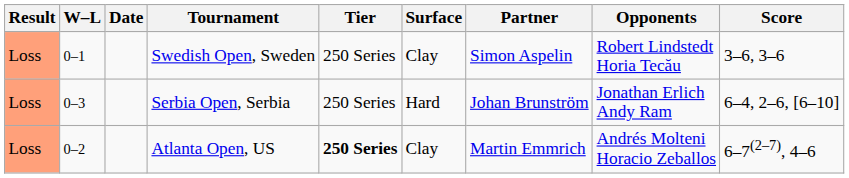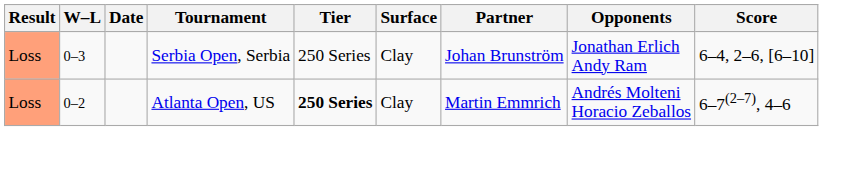- row: (233, 55)
(423, 102) Hard -> (397, 55) Clay
